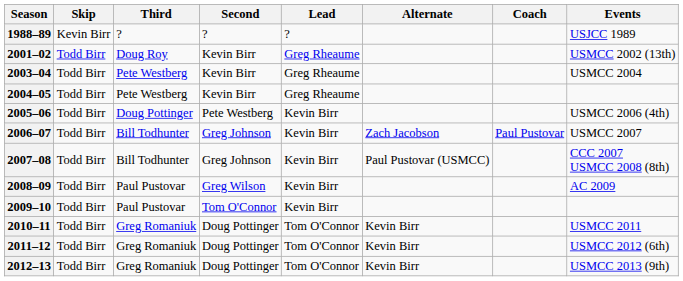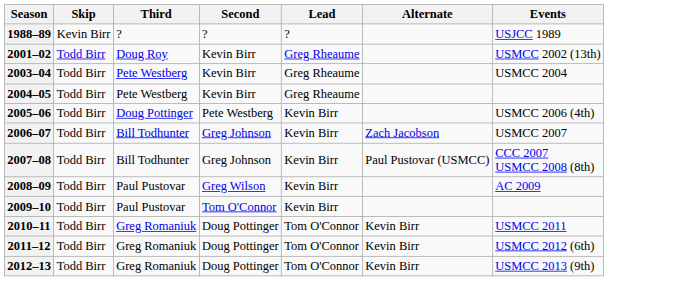- column: (530, 14)
